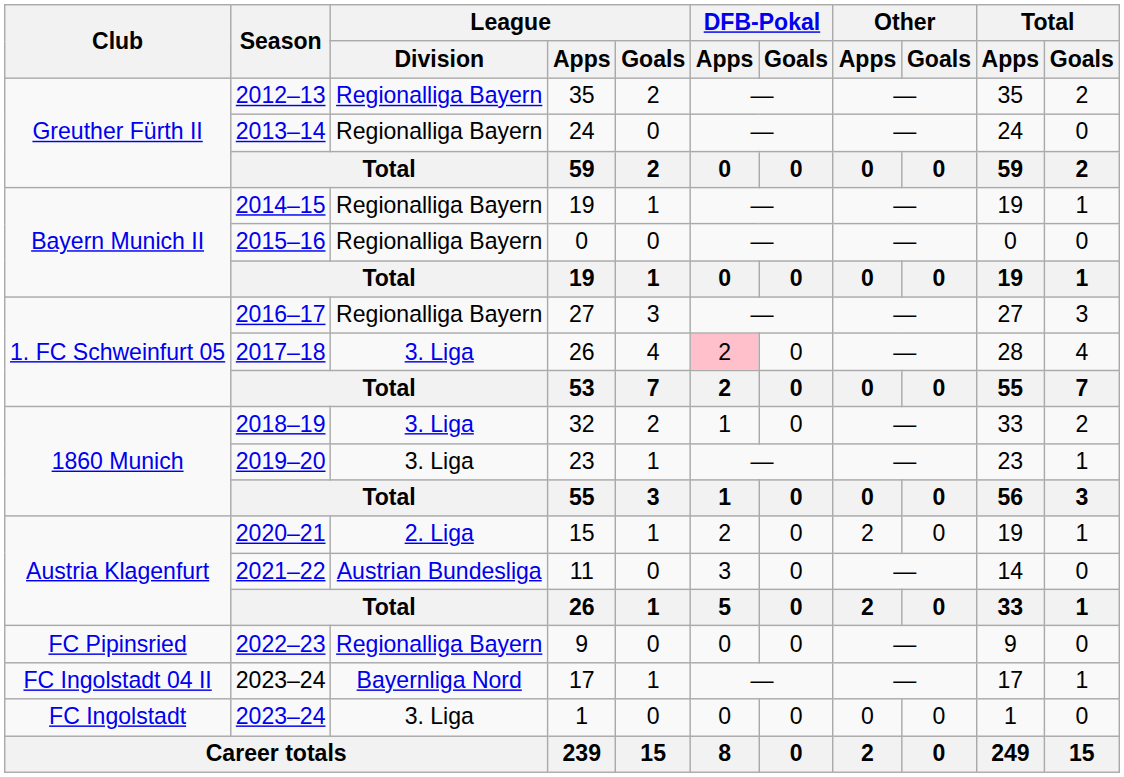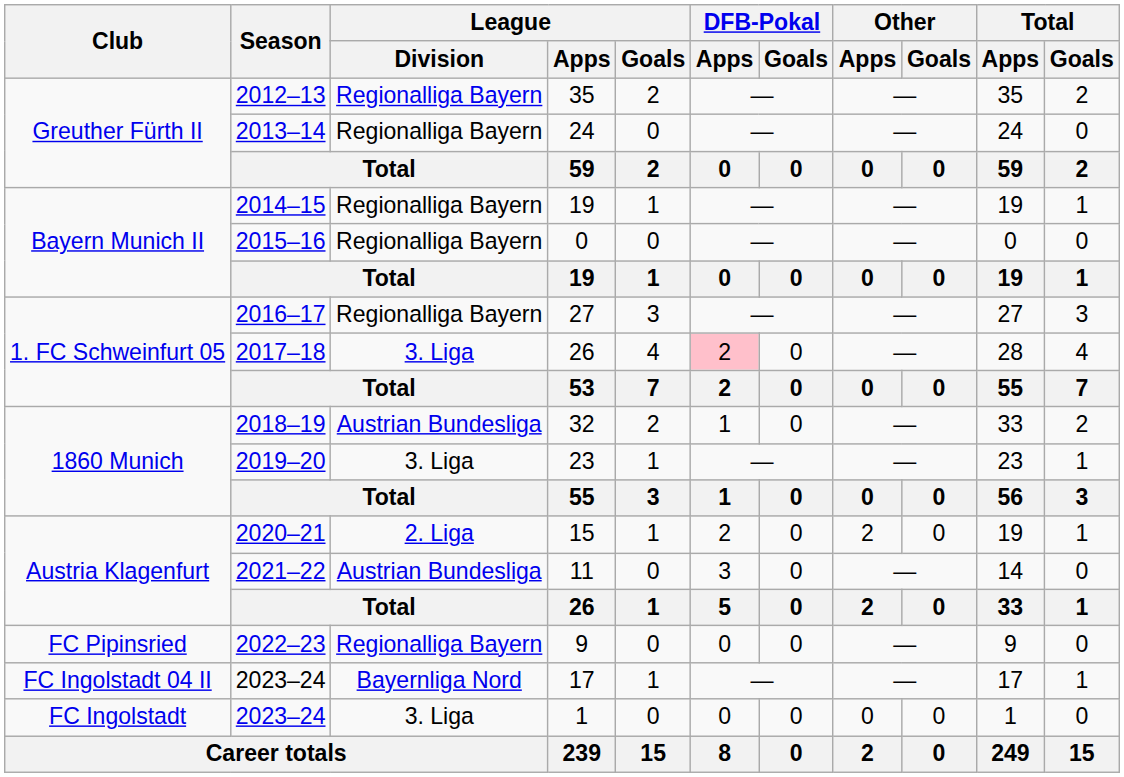(439, 424) 3. Liga -> (439, 424) Austrian Bundesliga
